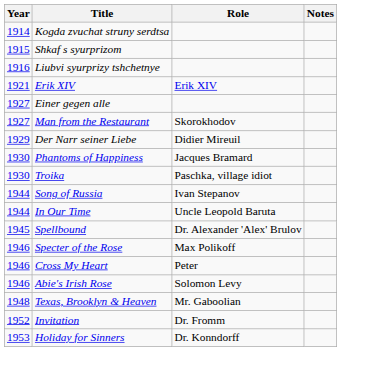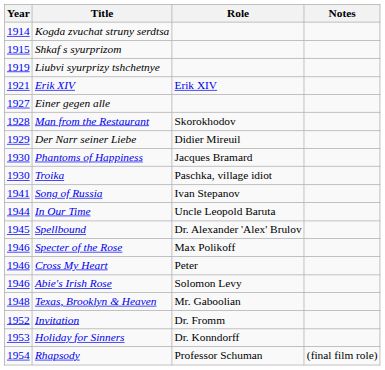(18, 67) 1916 -> (18, 67) 1919
(18, 121) 1927 -> (18, 121) 1928
(18, 193) 1944 -> (18, 193) 1941
+ row: (57, 355)
